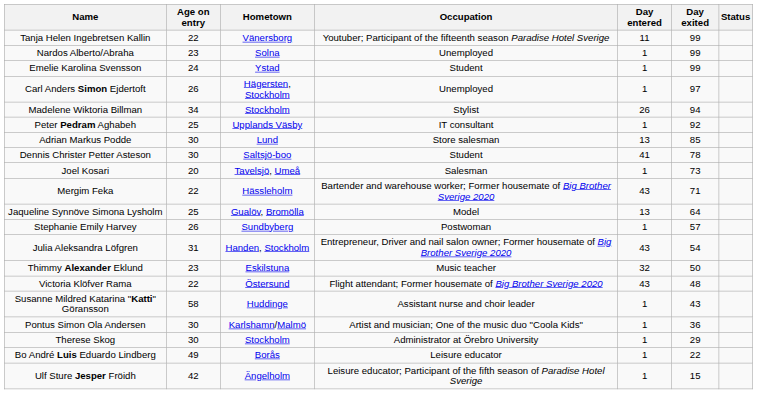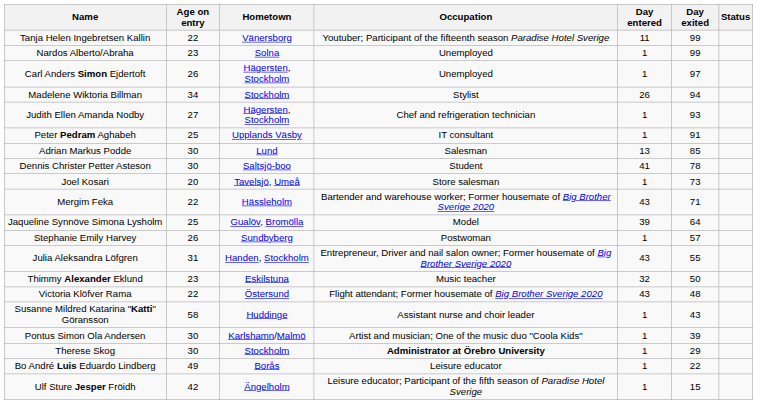- row: (85, 68)
+ row: (85, 115)
(695, 125) 92 -> (695, 135) 91
(466, 140) Store salesman -> (466, 151) Salesman
(466, 170) Salesman -> (466, 181) Store salesman
(645, 211) 13 -> (645, 222) 39
(695, 247) 54 -> (695, 258) 55
(695, 324) 36 -> (695, 335) 39
(466, 340) normal -> (466, 350) bold
